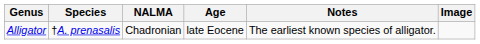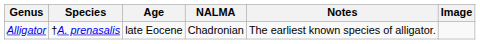columns swapped: (153, 13) <-> (215, 13)
